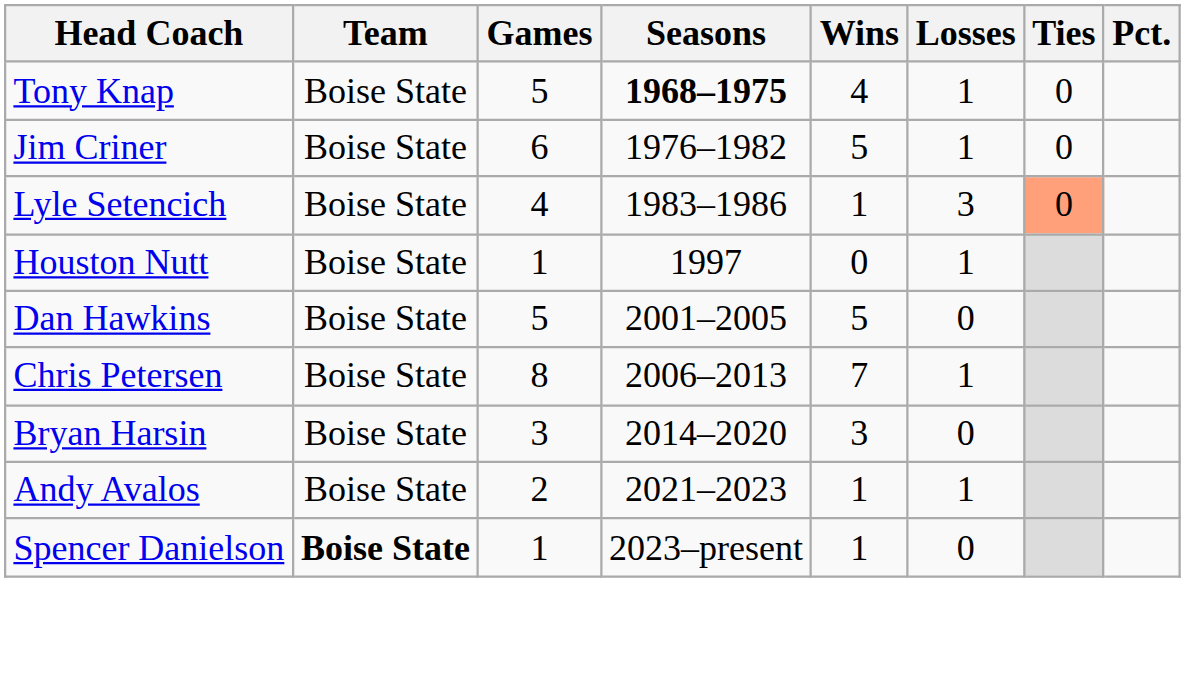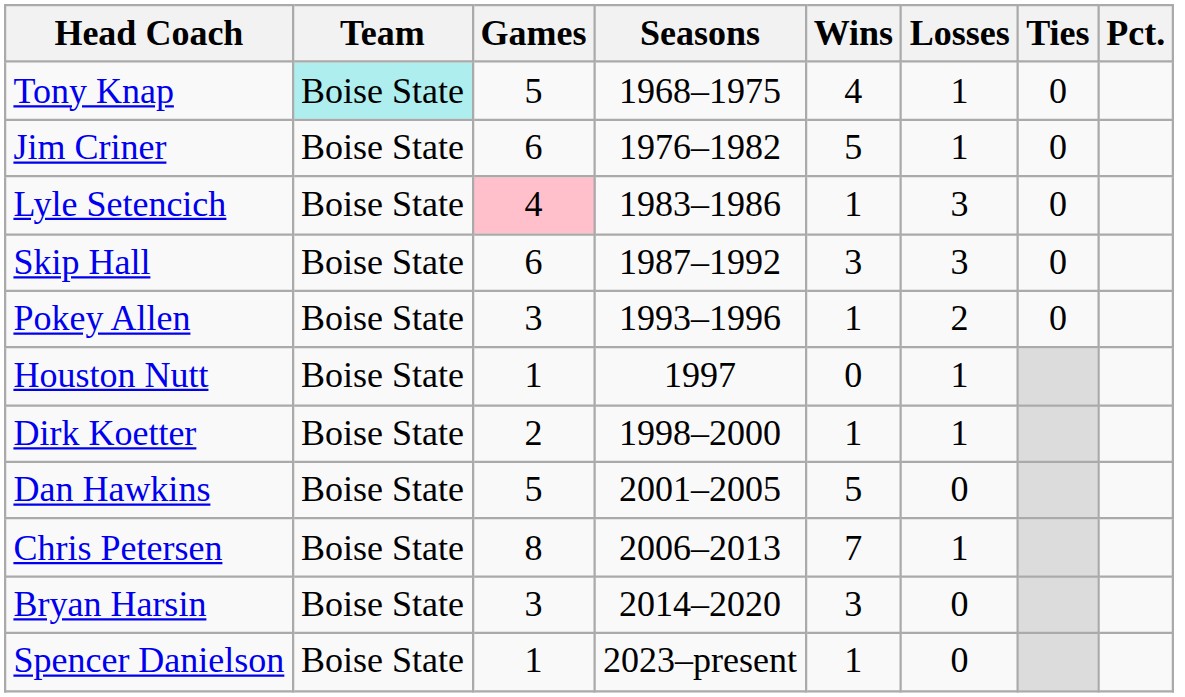(385, 90) no background -> (382, 90) paleturquoise background
(706, 90) bold -> (700, 90) normal
(540, 204) no background -> (533, 204) pink background
(1064, 204) lightsalmon background -> (1058, 204) no background
+ row: (82, 261)
+ row: (102, 318)
+ row: (105, 432)
- row: (107, 489)
(385, 546) bold -> (382, 661) normal
